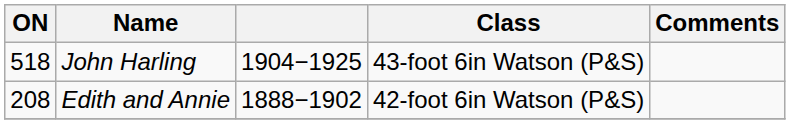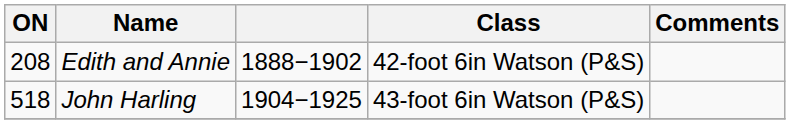rows swapped: (146, 99) <-> (129, 61)
